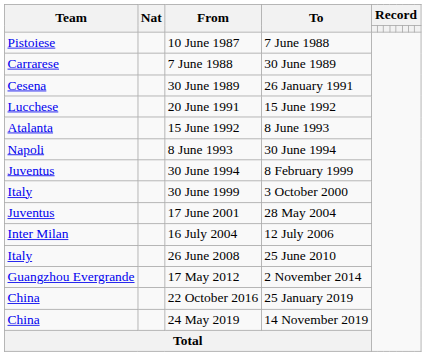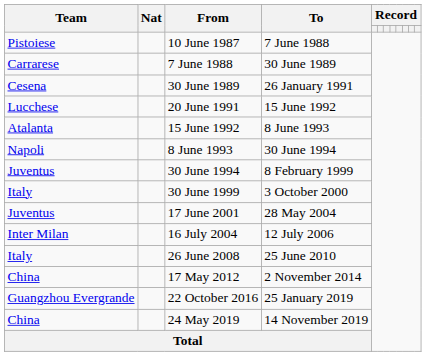(71, 277) Guangzhou Evergrande -> (24, 277) China
(24, 298) China -> (71, 298) Guangzhou Evergrande
